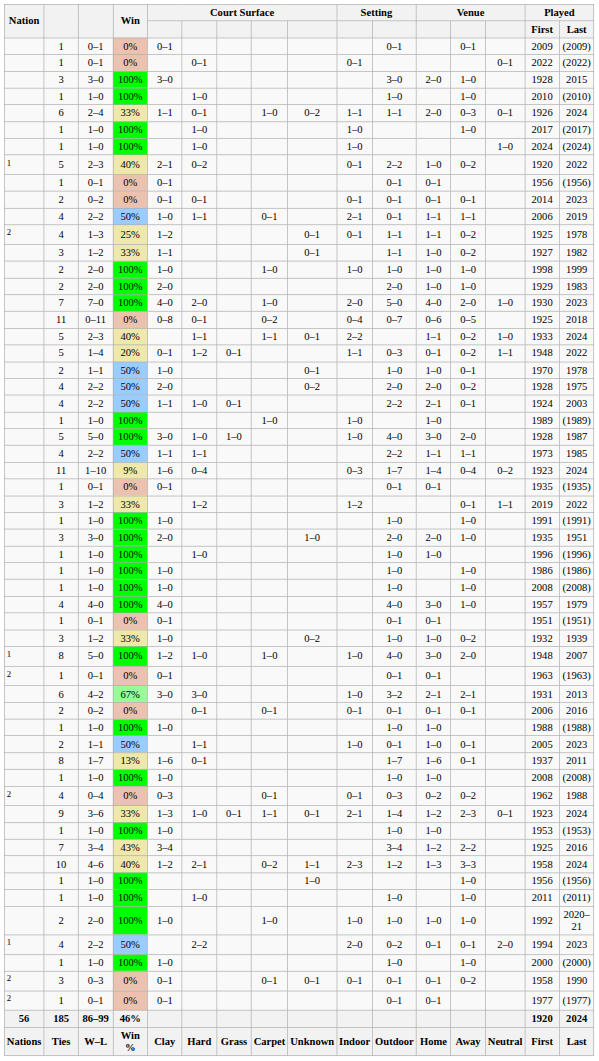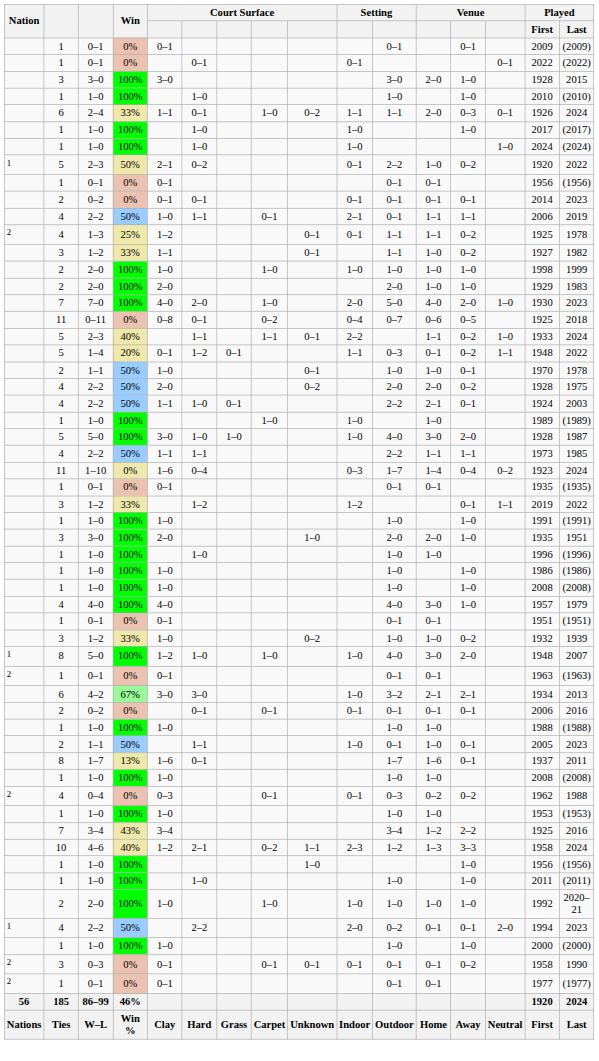(130, 165) 40% -> (130, 165) 50%
(130, 470) 9% -> (130, 470) 0%
(542, 694) 1931 -> (542, 694) 1934
- row: (24, 814)
